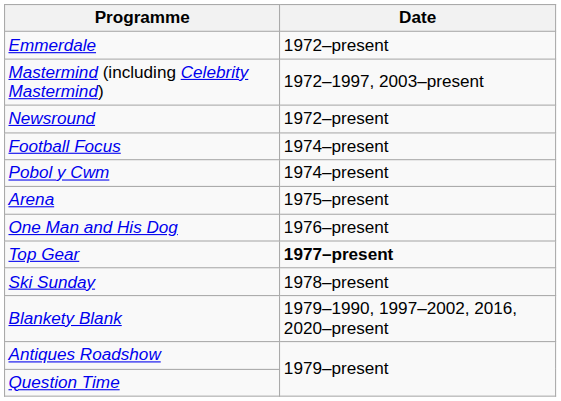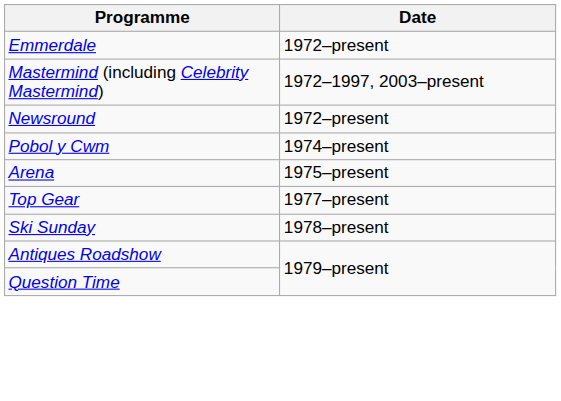- row: (65, 145)
- row: (93, 227)
(339, 254) bold -> (336, 200) normal
- row: (65, 318)
